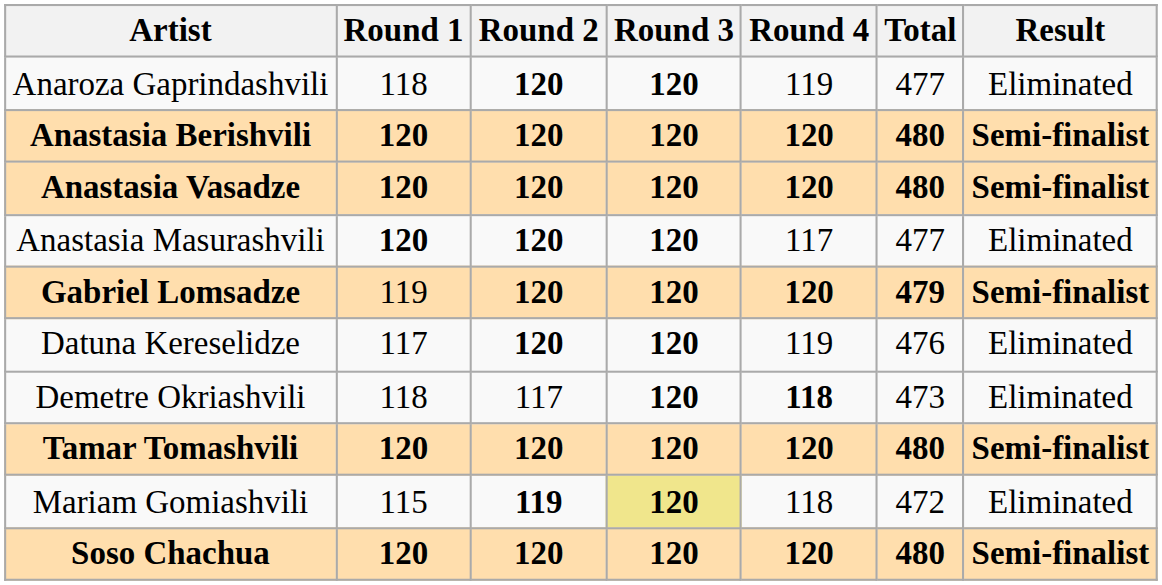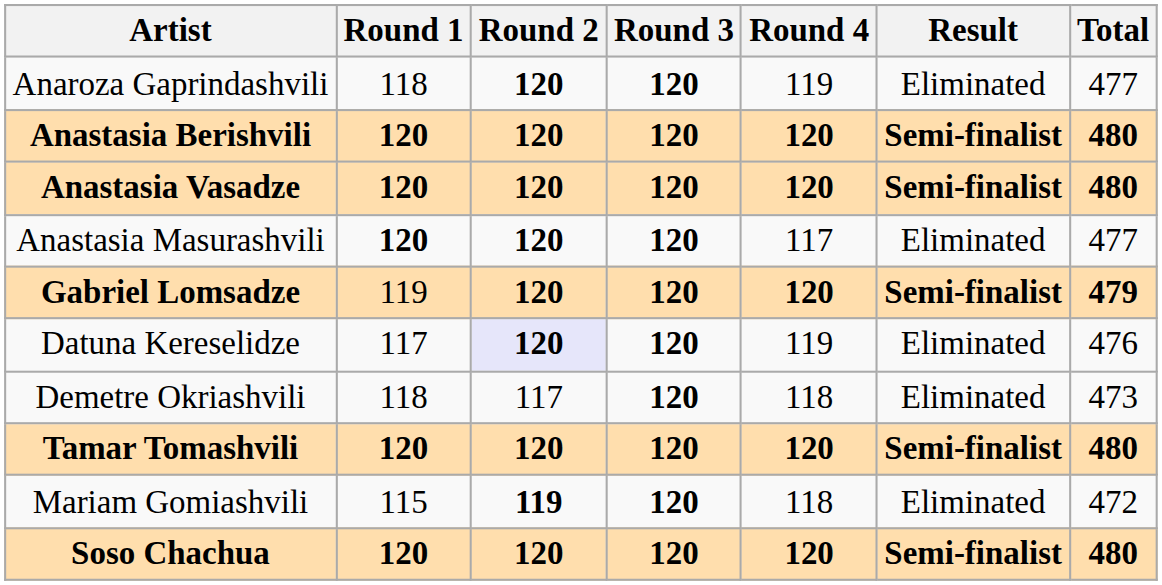columns swapped: (920, 30) <-> (1060, 30)
(539, 344) no background -> (539, 344) lavender background
(809, 396) bold -> (809, 396) normal
(674, 501) khaki background -> (674, 501) no background
